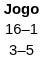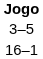rows swapped: (22, 50) <-> (22, 29)
